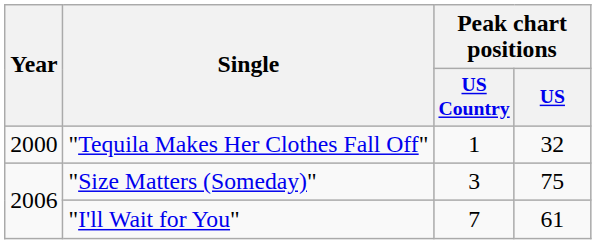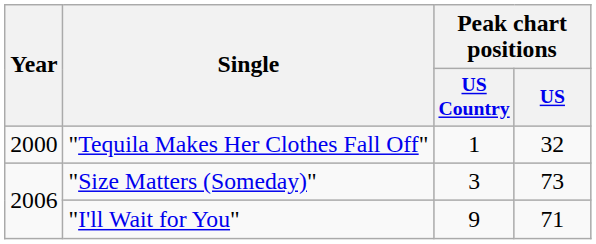(552, 181) 75 -> (552, 181) 73
(474, 219) 7 -> (474, 219) 9
(552, 219) 61 -> (552, 219) 71
